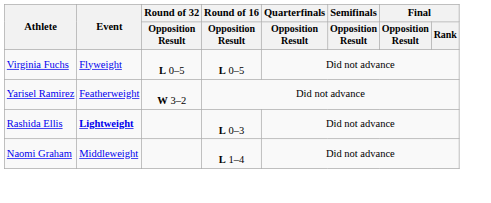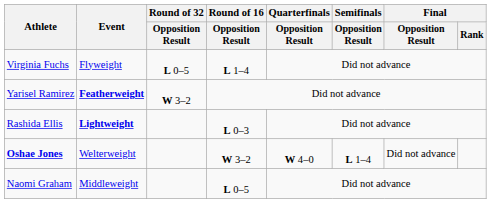(232, 71) L 0–5 -> (236, 71) L 1–4
(109, 94) normal -> (112, 94) bold
+ row: (35, 154)
(232, 160) L 1–4 -> (236, 190) L 0–5
